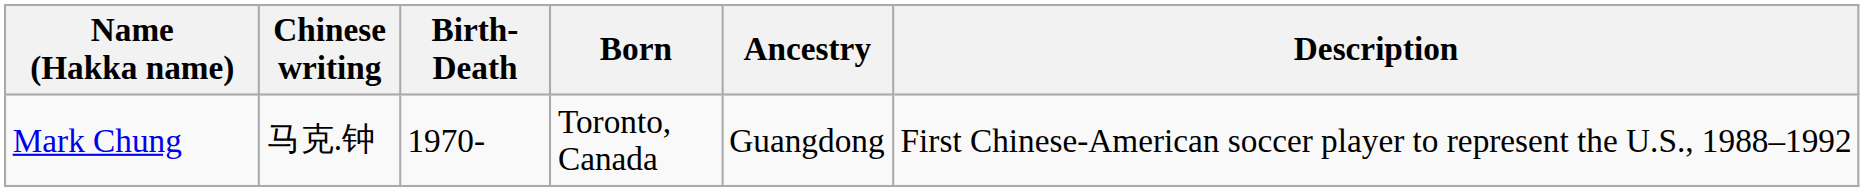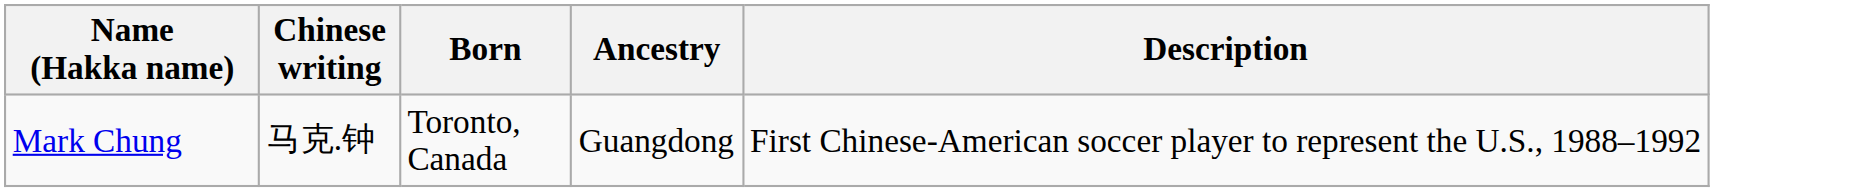- column: (475, 49)
